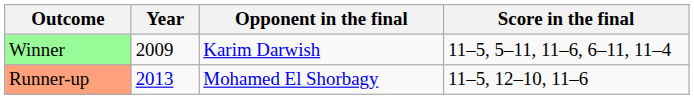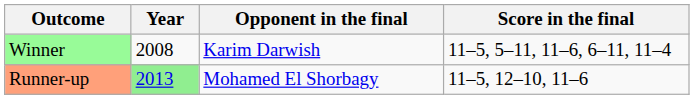(155, 49) 2009 -> (155, 49) 2008
(155, 79) no background -> (155, 79) lightgreen background
